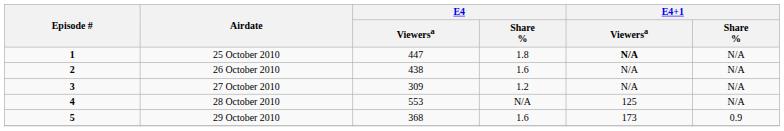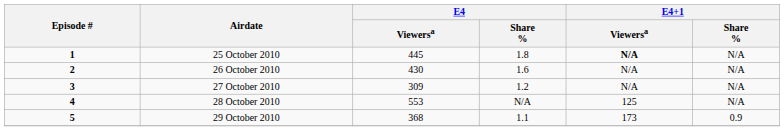(416, 54) 447 -> (416, 54) 445
(416, 70) 438 -> (416, 70) 430
(522, 117) 1.6 -> (522, 117) 1.1
